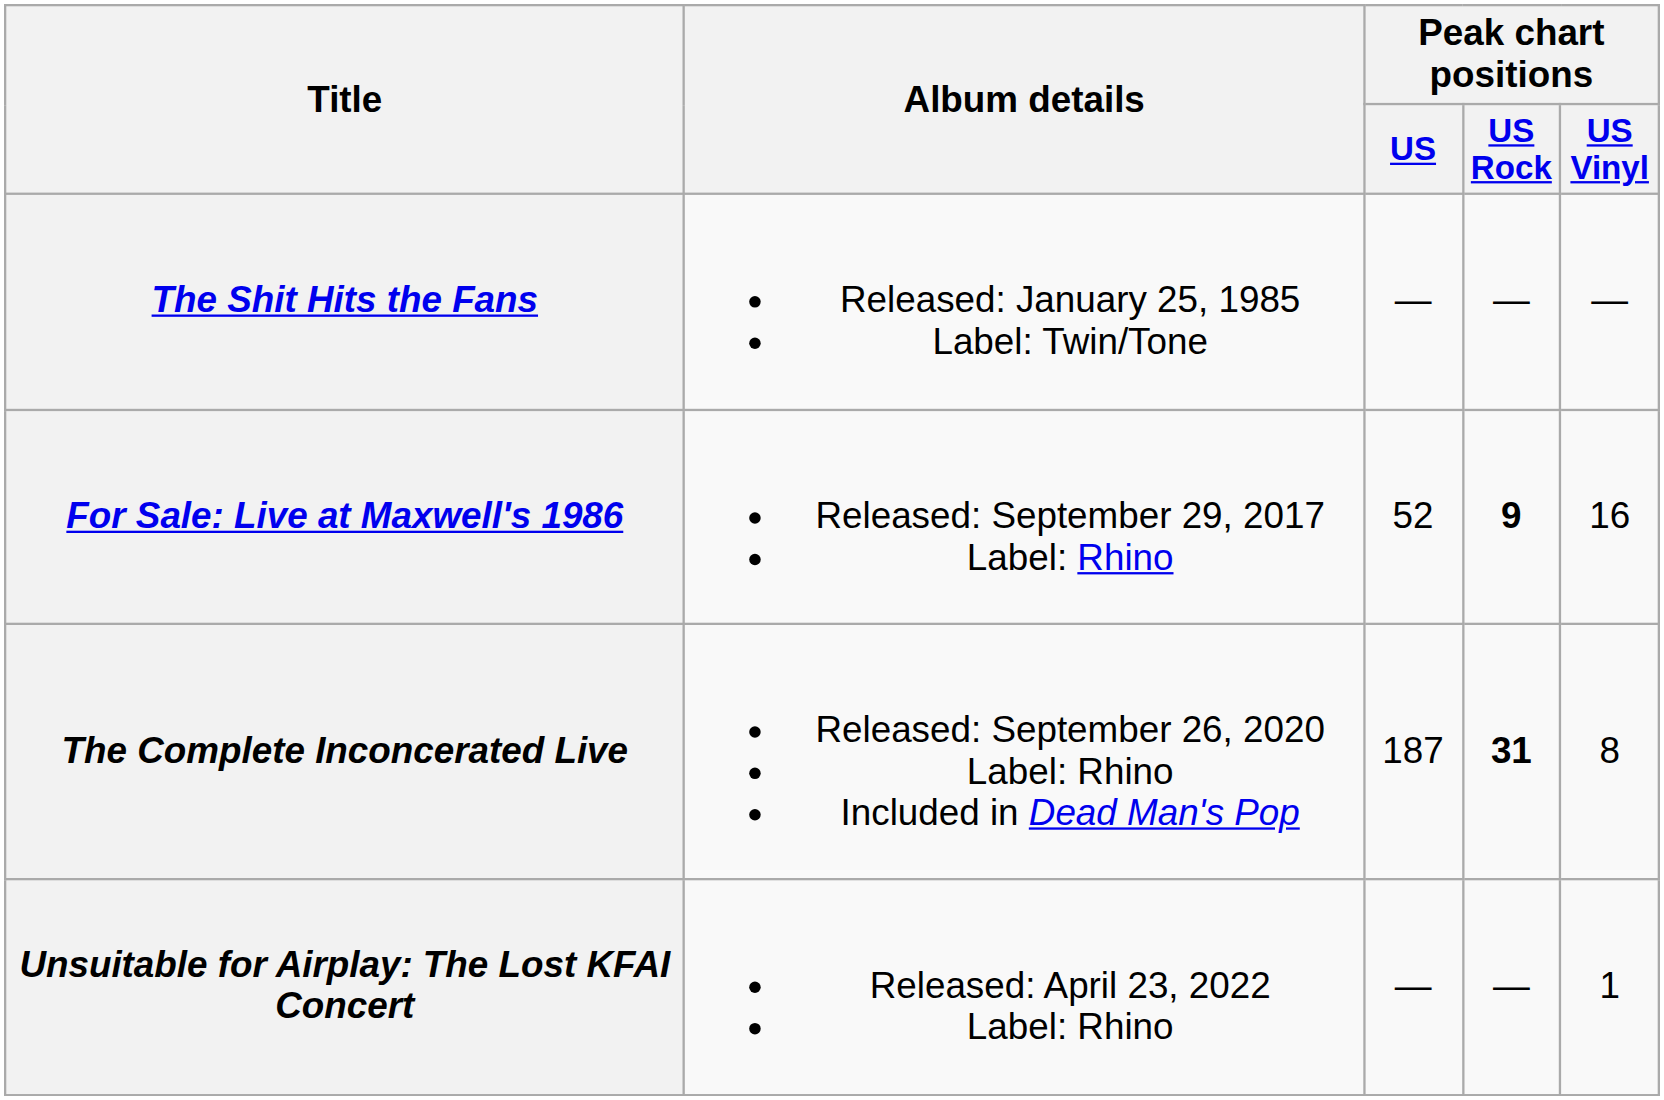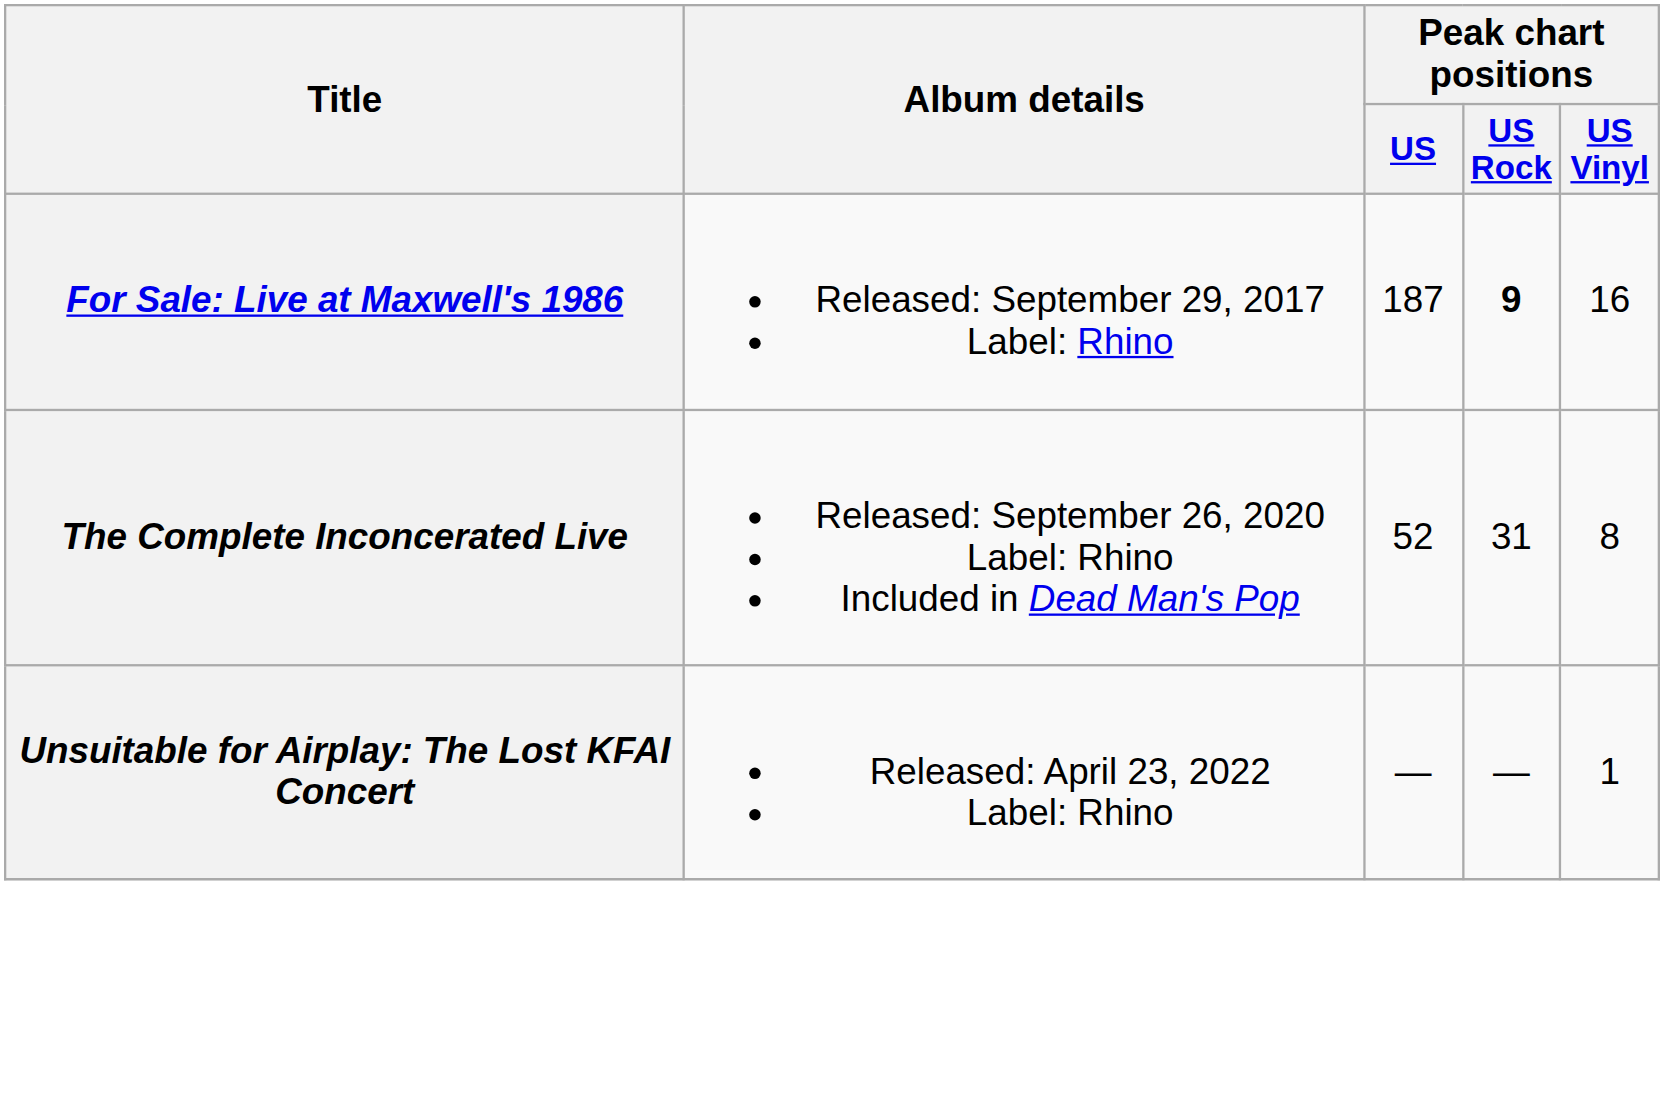- row: (345, 300)
(1413, 515) 52 -> (1413, 300) 187
(1413, 750) 187 -> (1413, 536) 52
(1511, 750) bold -> (1511, 536) normal
